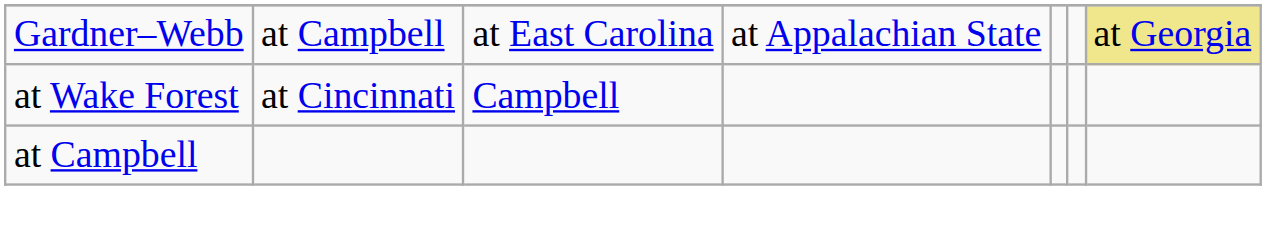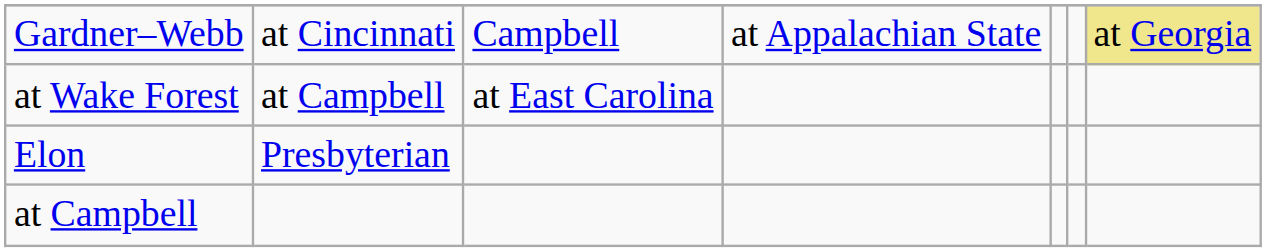(353, 34) at Campbell -> (358, 34) at Cincinnati
(593, 34) at East Carolina -> (546, 34) Campbell
(358, 94) at Cincinnati -> (353, 94) at Campbell
(546, 94) Campbell -> (593, 94) at East Carolina
+ row: (50, 154)
